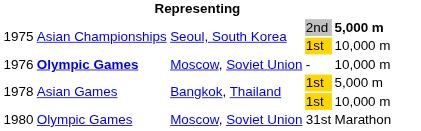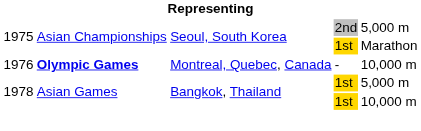(359, 27) bold -> (385, 27) normal
(363, 46) 10,000 m -> (389, 46) Marathon
(236, 64) Moscow, Soviet Union -> (251, 64) Montreal, Quebec, Canada
- row: (18, 120)
